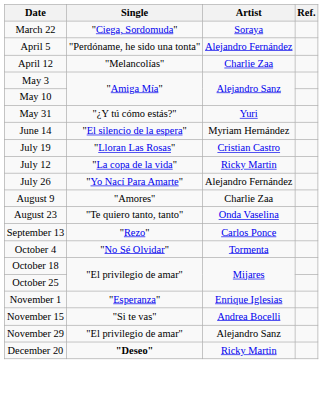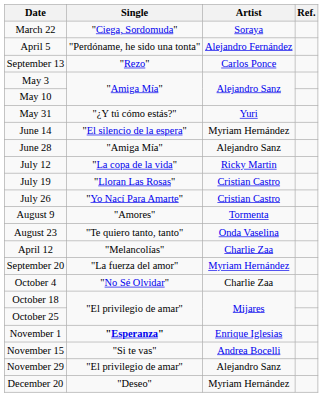rows swapped: (35, 63) <-> (35, 231)
+ row: (35, 147)
rows swapped: (35, 164) <-> (35, 147)
(249, 181) Alejandro Fernández -> (249, 198) Cristian Castro
(249, 198) Charlie Zaa -> (249, 214) Tormenta
+ row: (35, 265)
(249, 248) Tormenta -> (249, 282) Charlie Zaa
(135, 299) normal -> (135, 333) bold
(135, 349) bold -> (135, 383) normal
(249, 349) Ricky Martin -> (249, 383) Myriam Hernández
